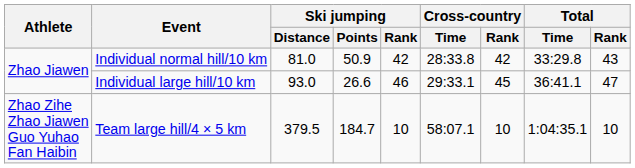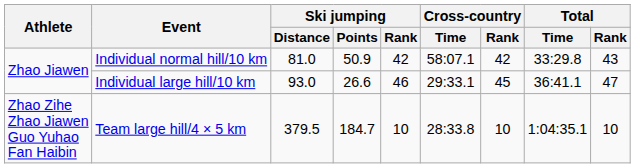(451, 60) 28:33.8 -> (451, 60) 58:07.1
(451, 129) 58:07.1 -> (451, 129) 28:33.8
